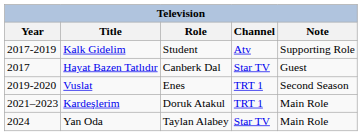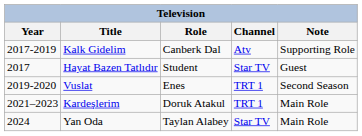(180, 49) Student -> (192, 49) Canberk Dal
(192, 67) Canberk Dal -> (180, 67) Student
